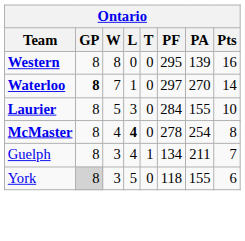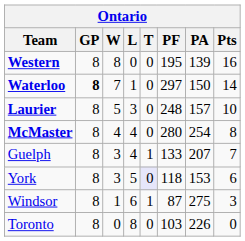(171, 62) 295 -> (171, 62) 195
(200, 85) 270 -> (200, 85) 150
(171, 108) 284 -> (171, 108) 248
(200, 108) 155 -> (200, 108) 157
(133, 132) bold -> (133, 132) normal
(171, 132) 278 -> (171, 132) 280
(171, 155) 134 -> (171, 155) 133
(200, 155) 211 -> (200, 155) 207
(96, 178) lightgrey background -> (96, 178) no background
(150, 178) no background -> (150, 178) lavender background
(200, 178) 155 -> (200, 178) 153
+ row: (33, 201)
+ row: (31, 224)
